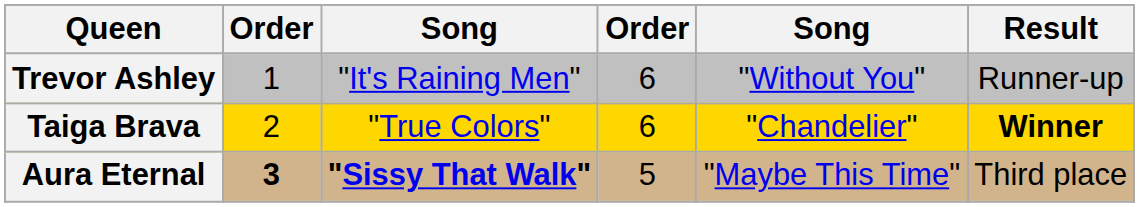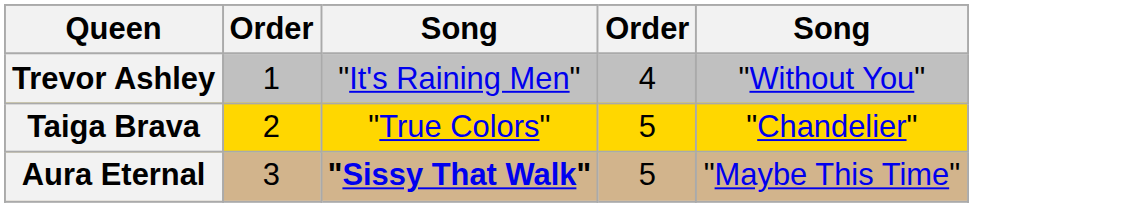- column: (1051, 28)
(647, 77) 6 -> (647, 77) 4
(647, 126) 6 -> (647, 126) 5
(271, 175) bold -> (271, 175) normal
